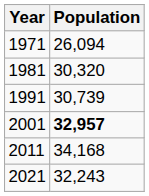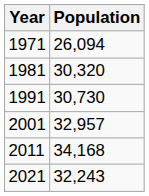(79, 97) 30,739 -> (79, 97) 30,730
(79, 124) bold -> (79, 124) normal
